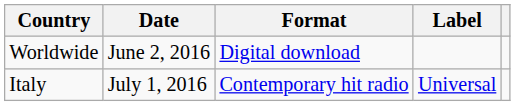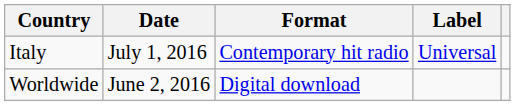rows swapped: (54, 52) <-> (28, 84)
